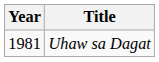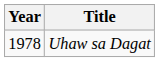(25, 43) 1981 -> (25, 43) 1978
